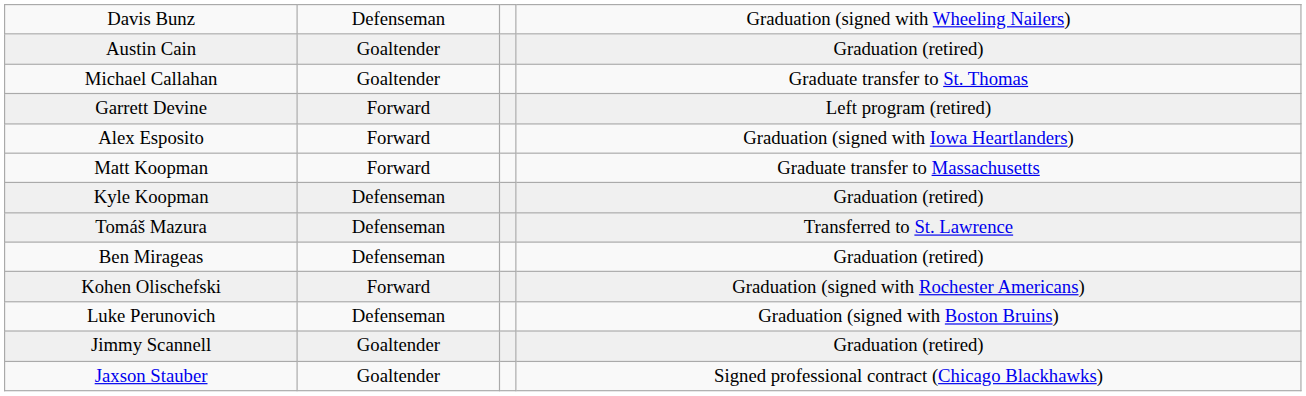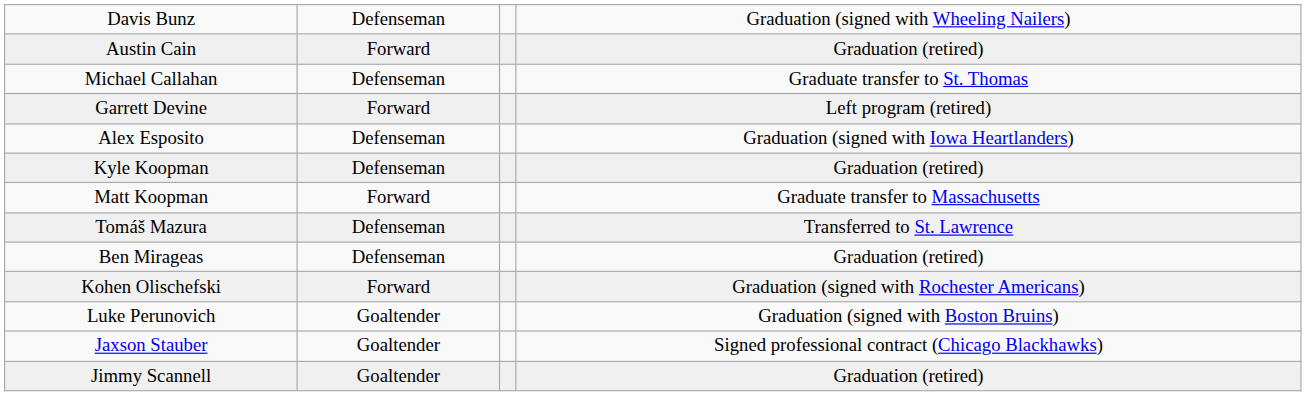(398, 49) Goaltender -> (398, 49) Forward
(398, 78) Goaltender -> (398, 78) Defenseman
(398, 138) Forward -> (398, 138) Defenseman
rows swapped: (151, 197) <-> (151, 167)
(398, 316) Defenseman -> (398, 316) Goaltender
rows swapped: (151, 345) <-> (151, 375)
